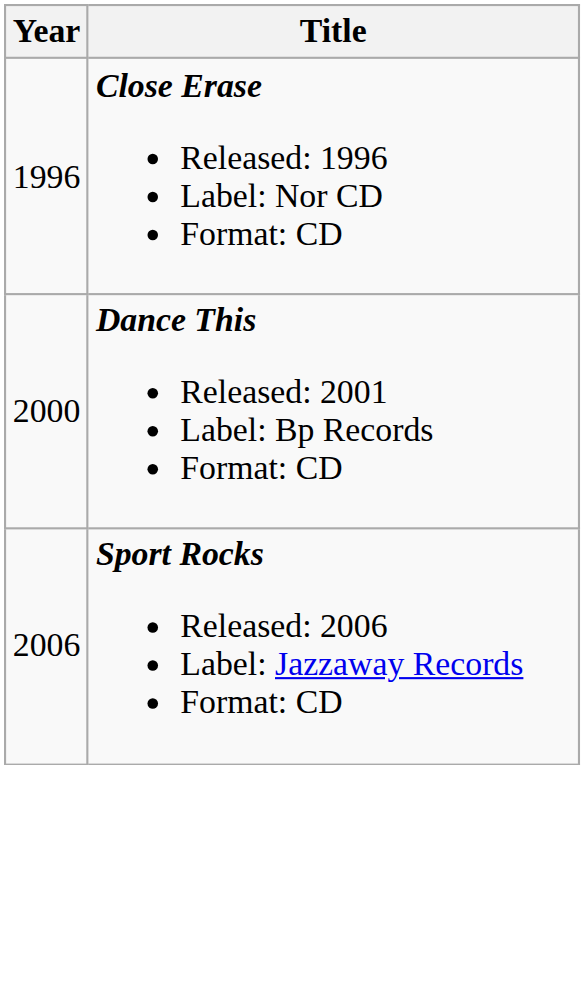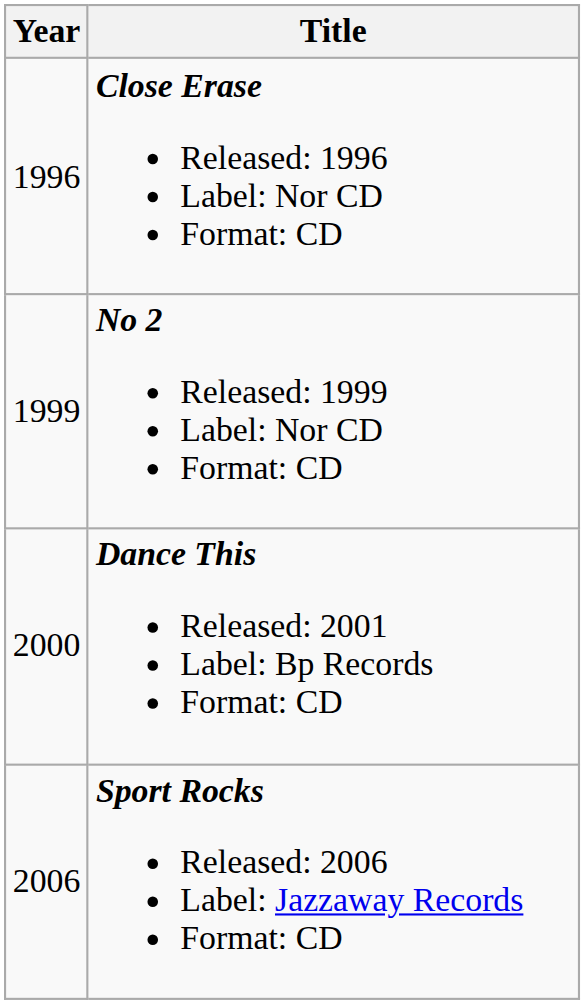+ row: (333, 394)
